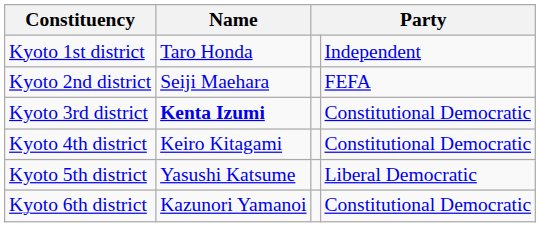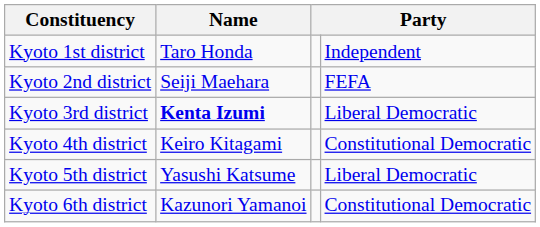(428, 112) Constitutional Democratic -> (401, 112) Liberal Democratic
